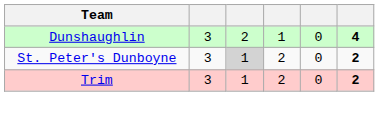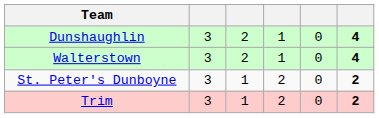+ row: (97, 59)
(245, 59) lightgrey background -> (245, 80) no background
